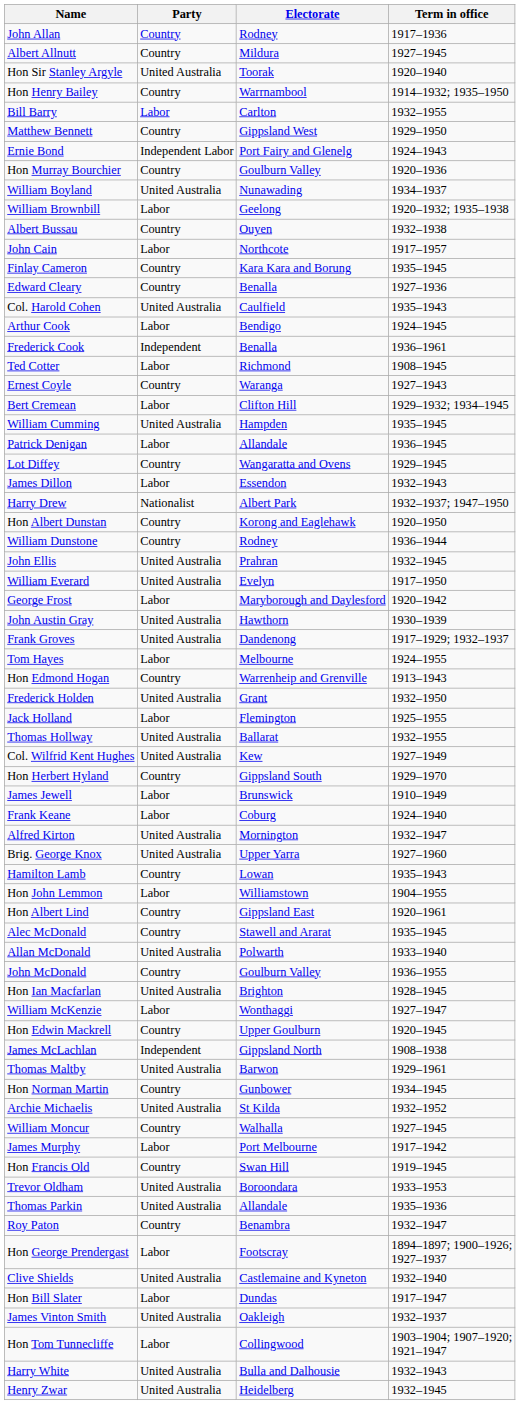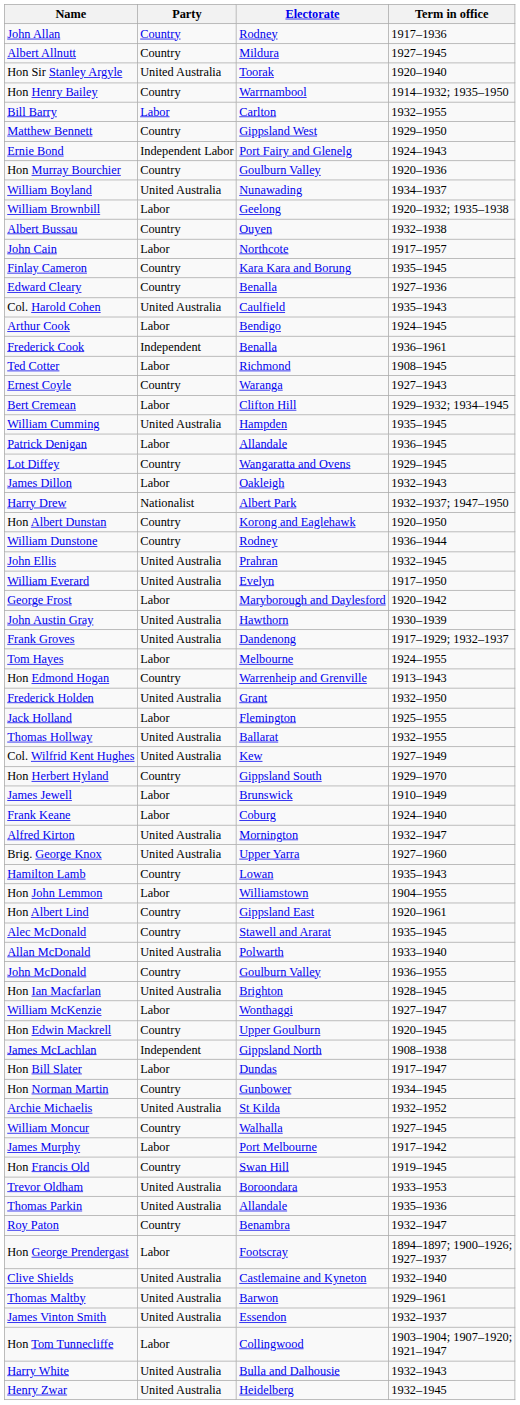(263, 483) Essendon -> (262, 483) Oakleigh
rows swapped: (46, 1069) <-> (45, 1298)
(262, 1317) Oakleigh -> (263, 1317) Essendon
